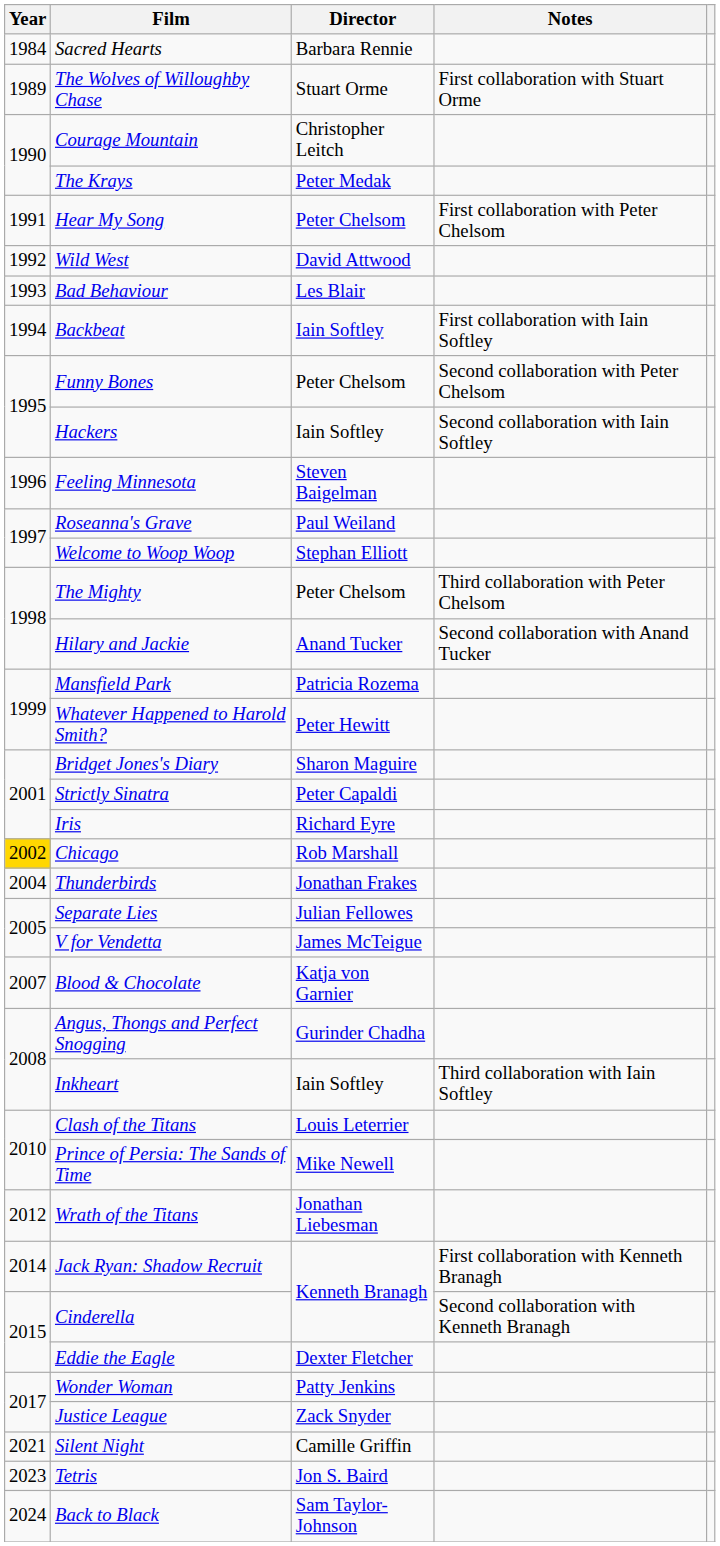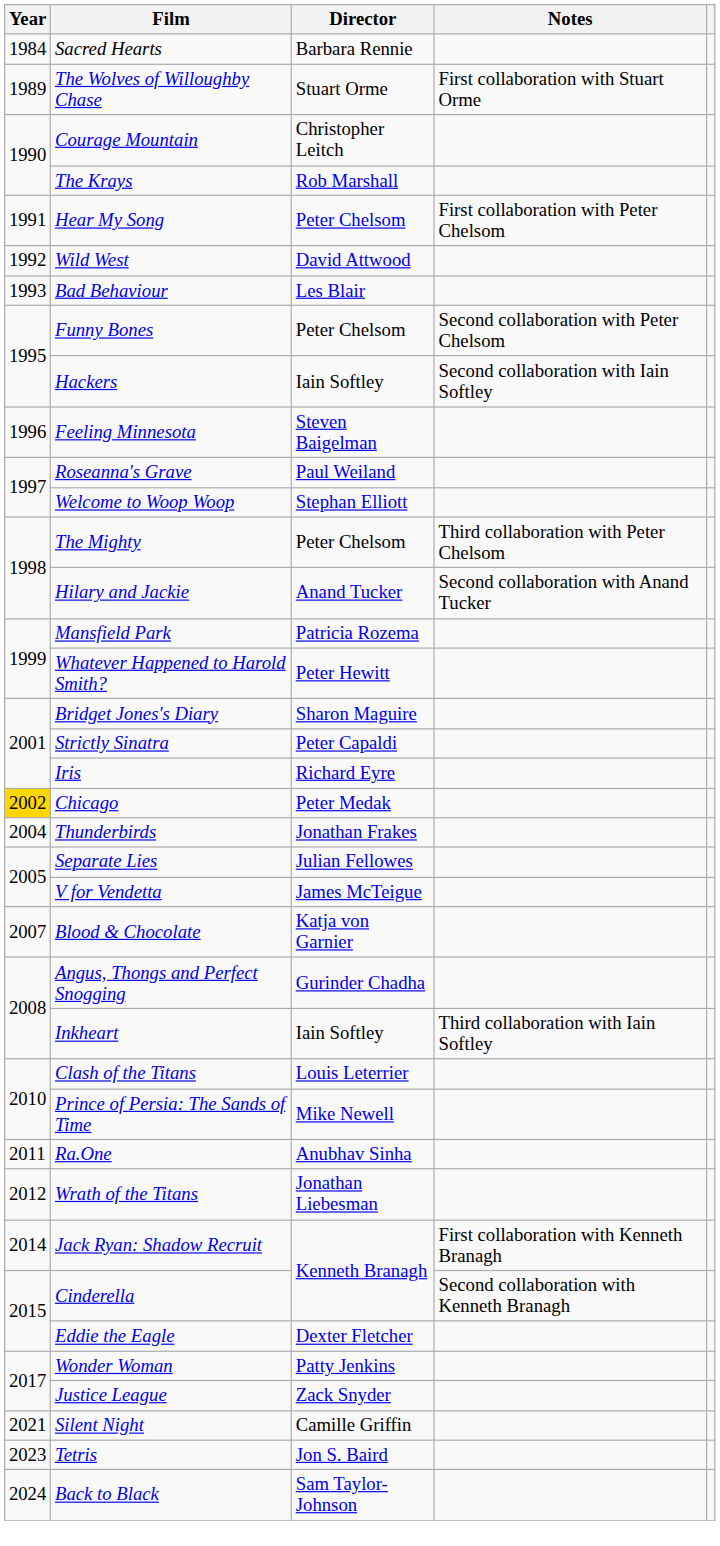(343, 180) Peter Medak -> (347, 180) Rob Marshall
- row: (90, 330)
(347, 853) Rob Marshall -> (343, 802) Peter Medak
+ row: (83, 1154)
